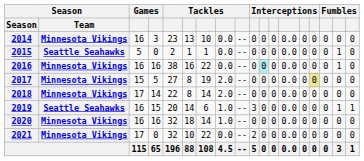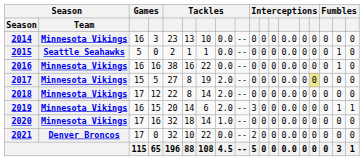(264, 66) paleturquoise background -> (264, 66) no background
(156, 94) 14 -> (156, 94) 12
(84, 108) Seattle Seahawks -> (84, 108) Minnesota Vikings
(225, 108) 1.0 -> (225, 108) 2.0
(139, 121) 16 -> (139, 121) 17
(84, 135) Minnesota Vikings -> (84, 135) Denver Broncos
